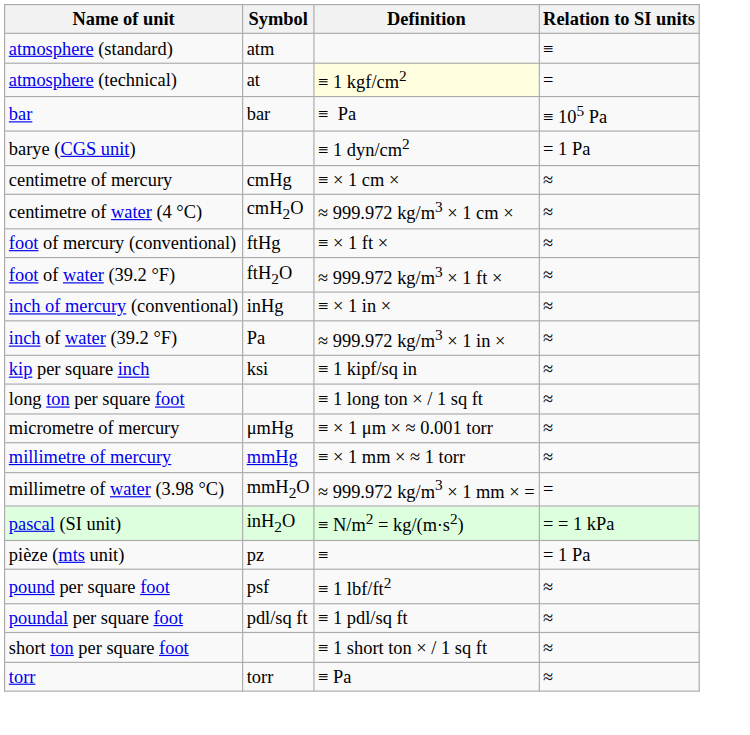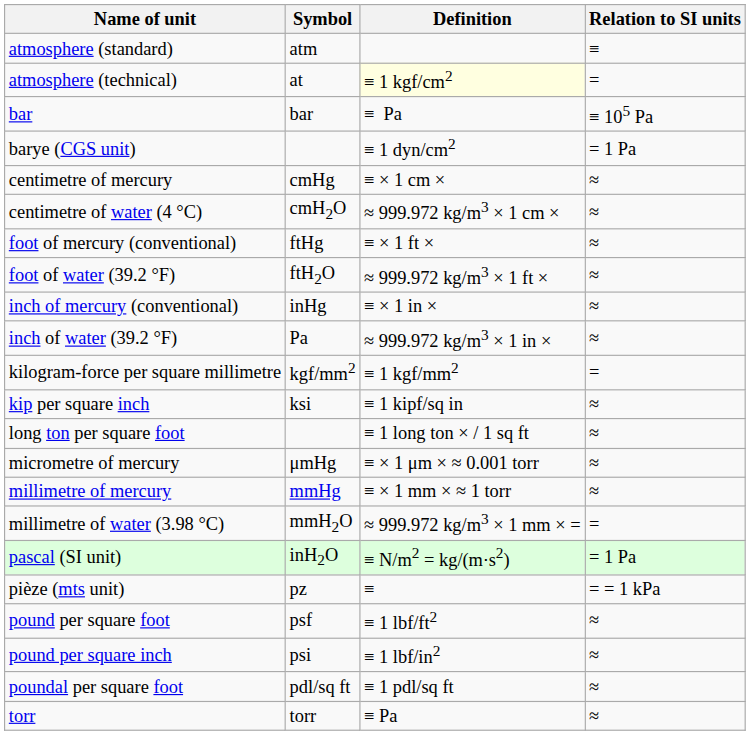+ row: (145, 372)
(579, 523) = = 1 kPa -> (613, 557) = 1 Pa
(567, 554) = 1 Pa -> (625, 589) = = 1 kPa
+ row: (90, 654)
- row: (99, 647)
